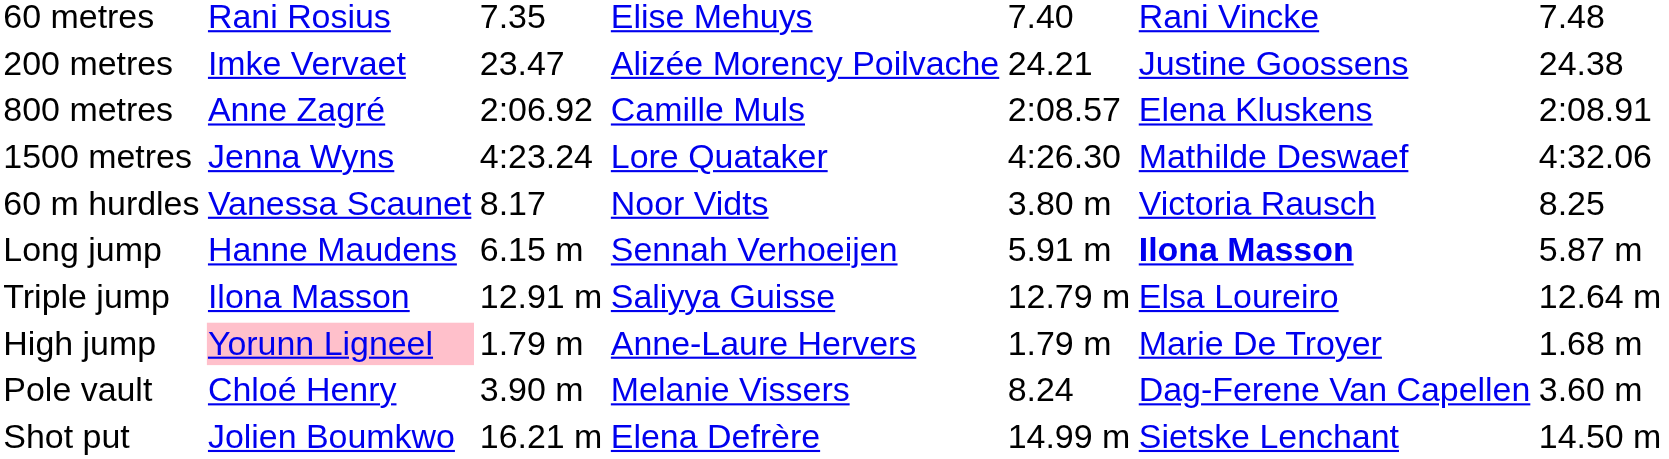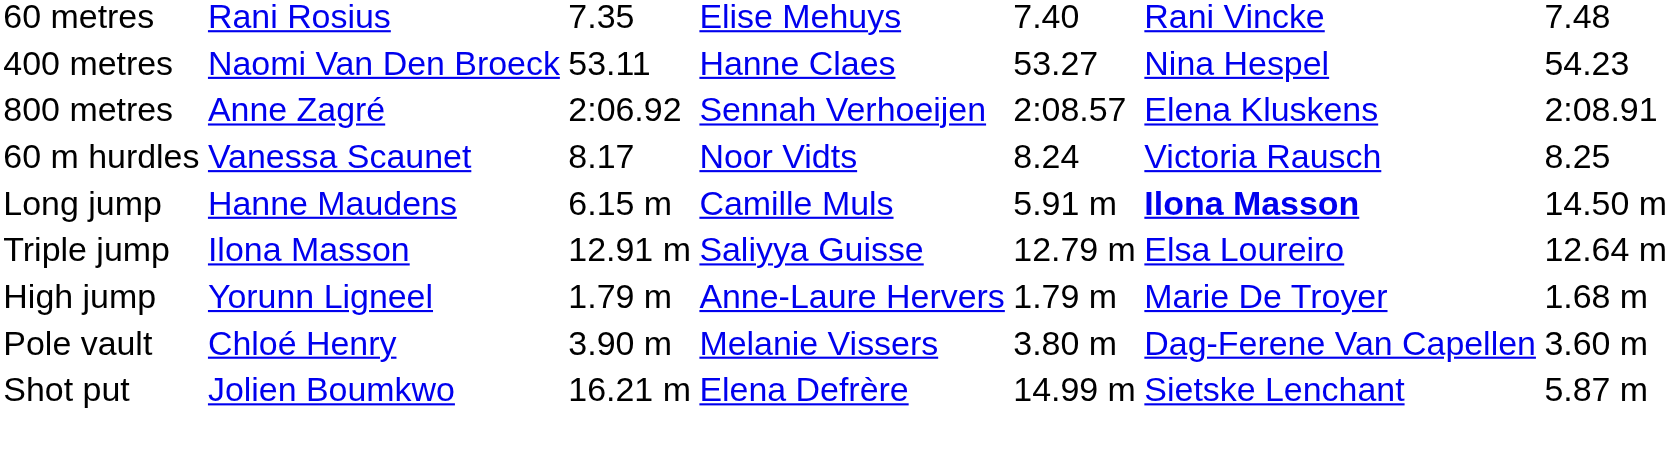- row: (88, 63)
+ row: (88, 63)
(708, 110) Camille Muls -> (843, 110) Sennah Verhoeijen
- row: (98, 156)
(1060, 203) 3.80 m -> (1046, 156) 8.24
(754, 250) Sennah Verhoeijen -> (796, 203) Camille Muls
(1591, 250) 5.87 m -> (1606, 203) 14.50 m
(320, 343) pink background -> (320, 296) no background
(1041, 389) 8.24 -> (1065, 343) 3.80 m
(1600, 436) 14.50 m -> (1596, 389) 5.87 m
